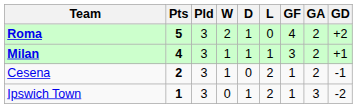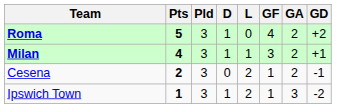- column: (227, 14)
